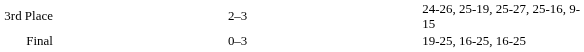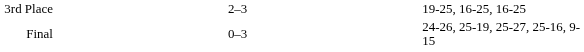(501, 16) 24-26, 25-19, 25-27, 25-16, 9-15 -> (474, 9) 19-25, 16-25, 16-25
(474, 41) 19-25, 16-25, 16-25 -> (501, 34) 24-26, 25-19, 25-27, 25-16, 9-15
